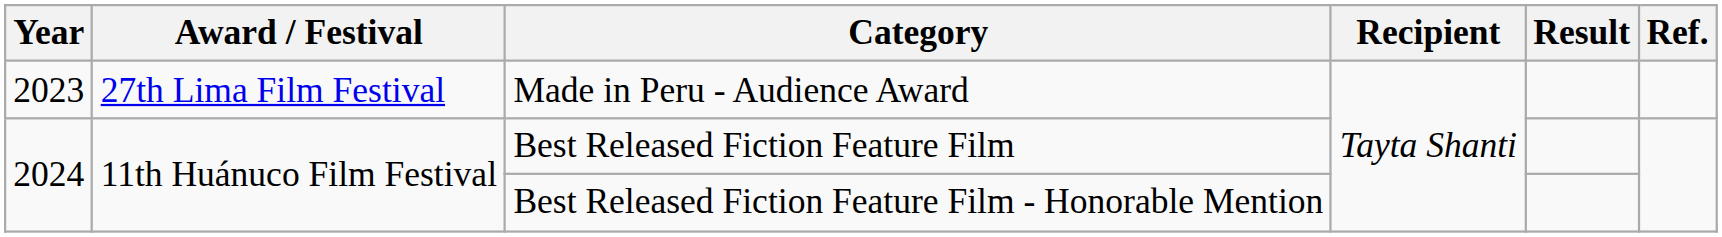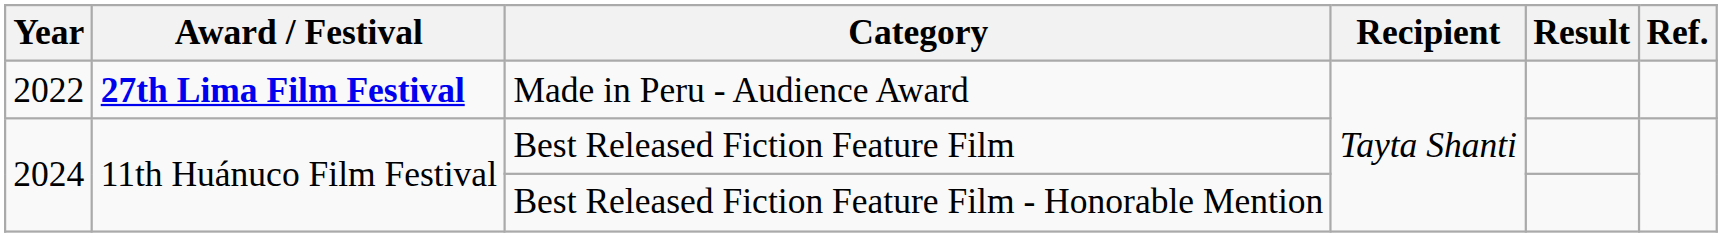(49, 88) 2023 -> (49, 88) 2022
(273, 88) normal -> (283, 88) bold
